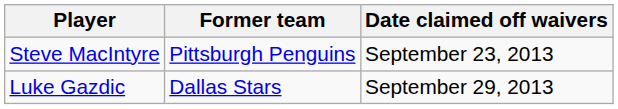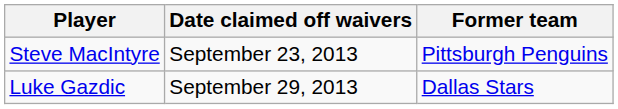columns swapped: (262, 20) <-> (486, 20)
